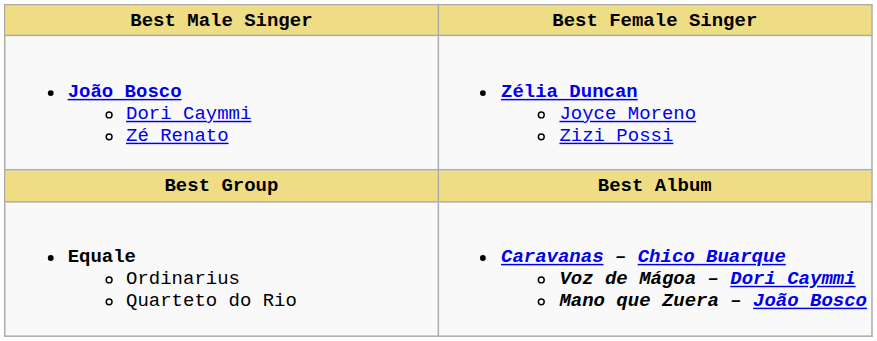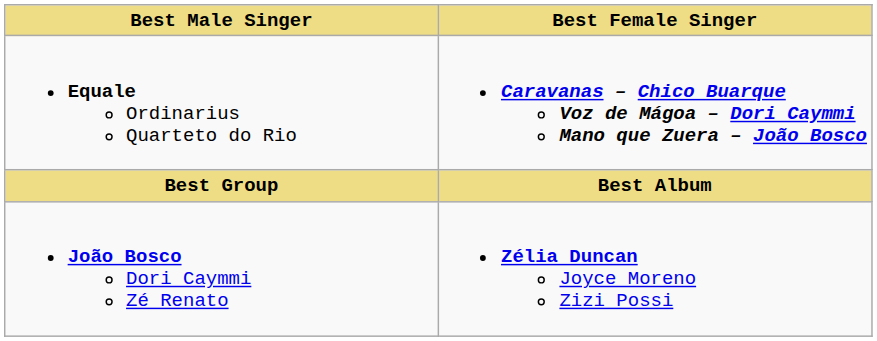rows swapped: (221, 114) <-> (221, 279)
